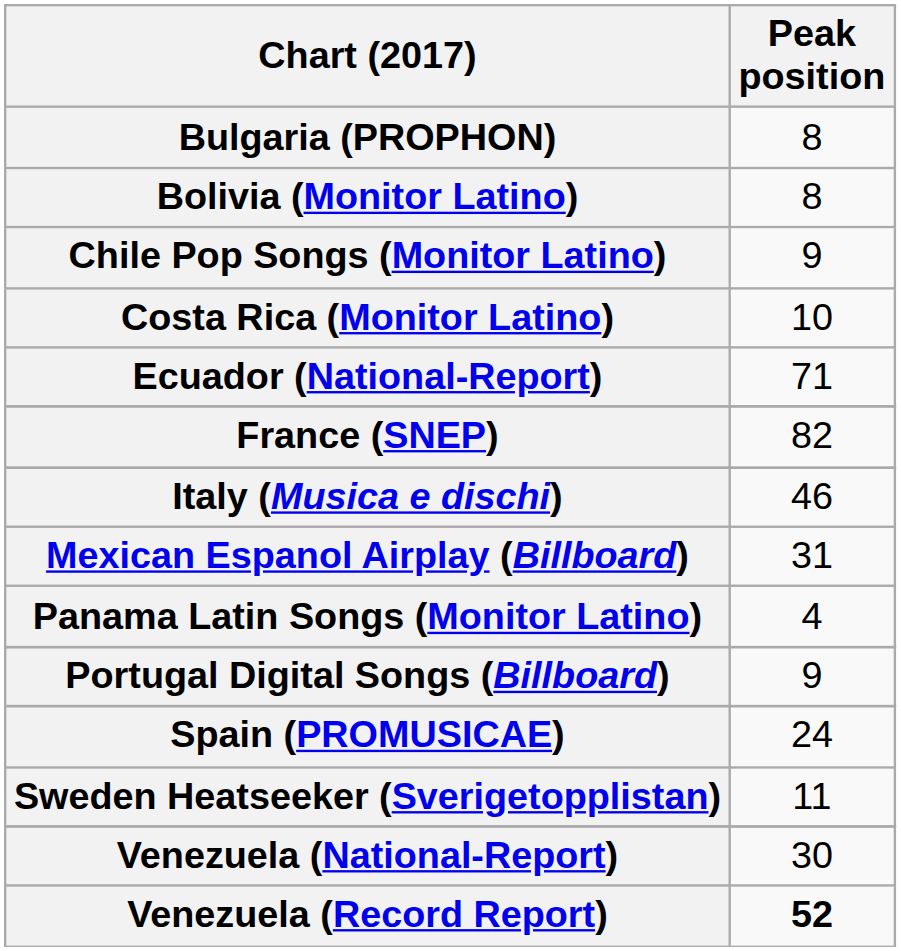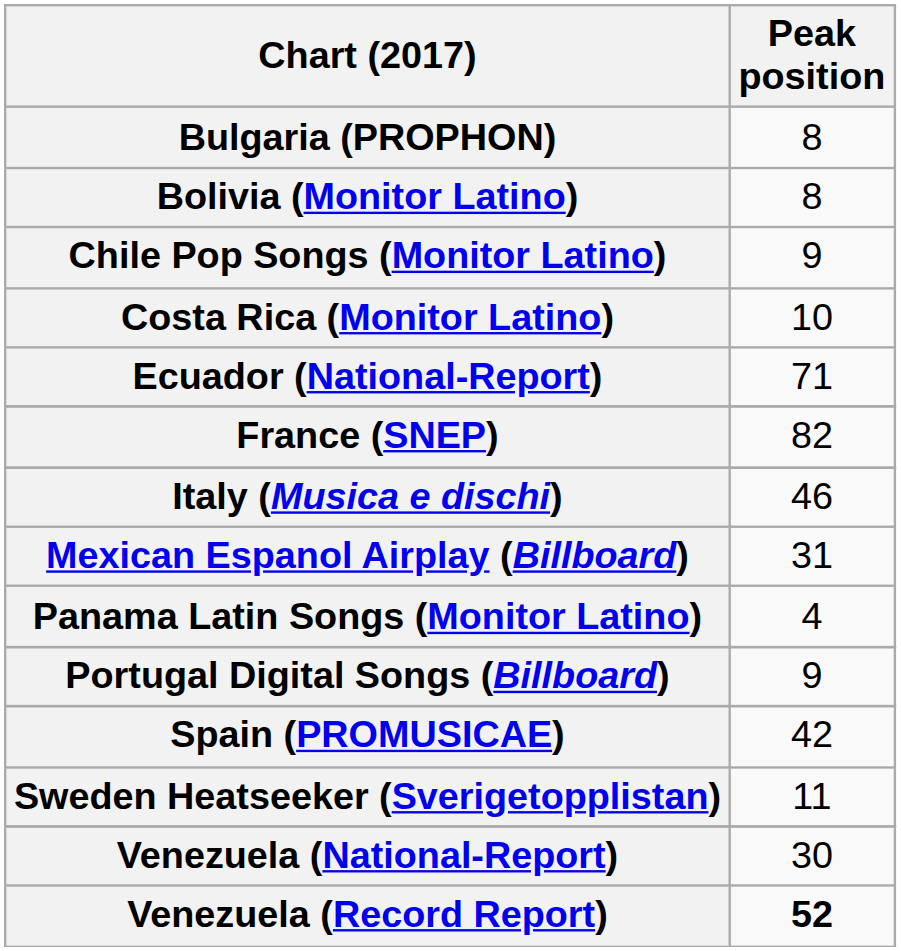(812, 735) 24 -> (812, 735) 42
